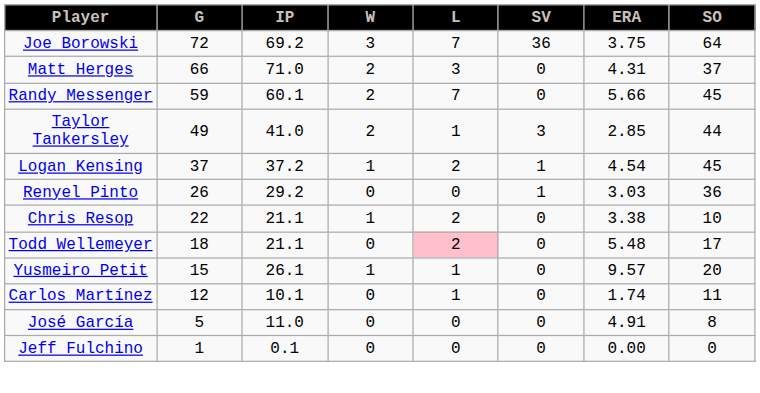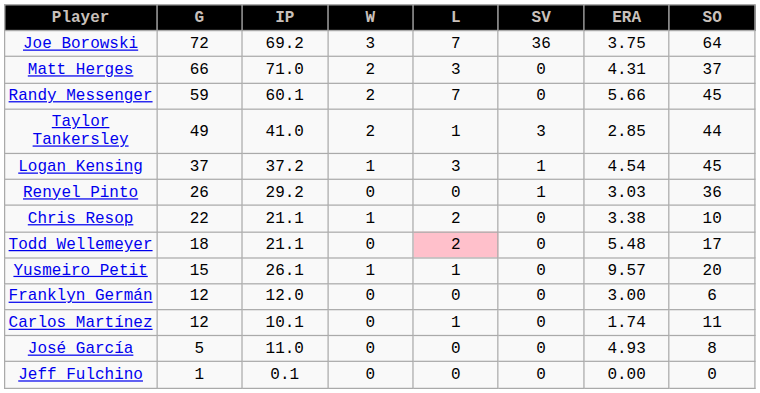(456, 166) 2 -> (456, 166) 3
+ row: (81, 297)
(627, 323) 4.91 -> (627, 349) 4.93
